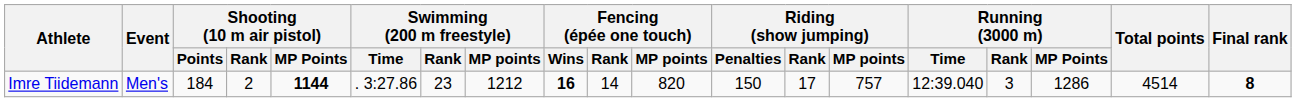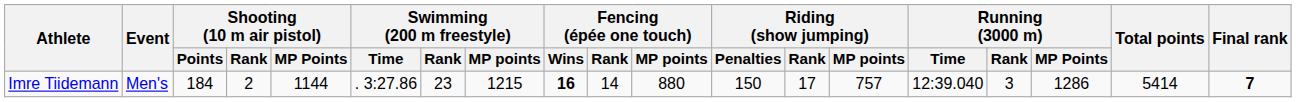(311, 84) bold -> (311, 84) normal
(505, 84) 1212 -> (505, 84) 1215
(672, 84) 820 -> (672, 84) 880
(1160, 84) 4514 -> (1160, 84) 5414
(1250, 84) 8 -> (1250, 84) 7
